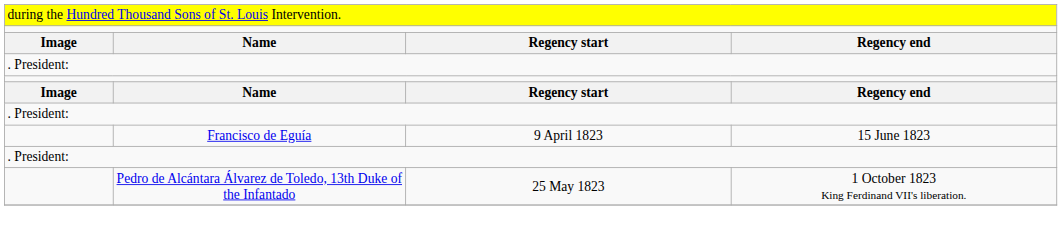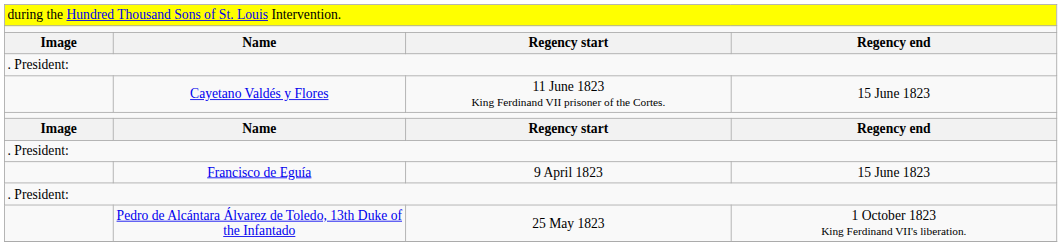+ row: (259, 93)
